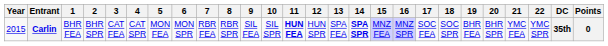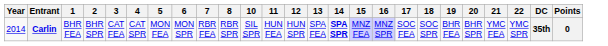- column: (251, 11)
(16, 29) 2015 -> (16, 29) 2014
(294, 29) bold -> (273, 29) normal
